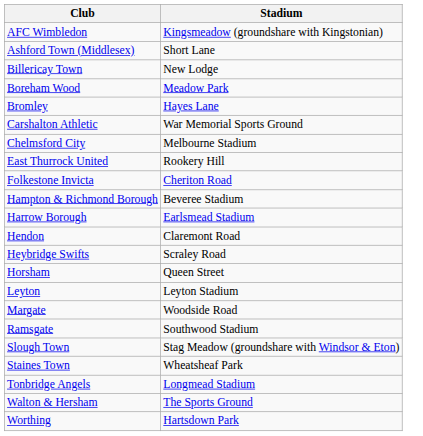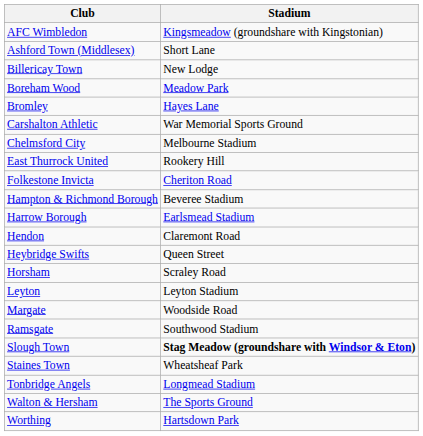(195, 254) Scraley Road -> (194, 254) Queen Street
(194, 273) Queen Street -> (195, 273) Scraley Road
(281, 347) normal -> (289, 347) bold
